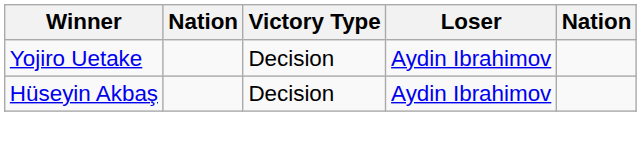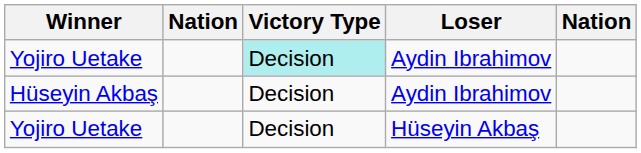(291, 57) no background -> (291, 57) paleturquoise background
+ row: (76, 128)
